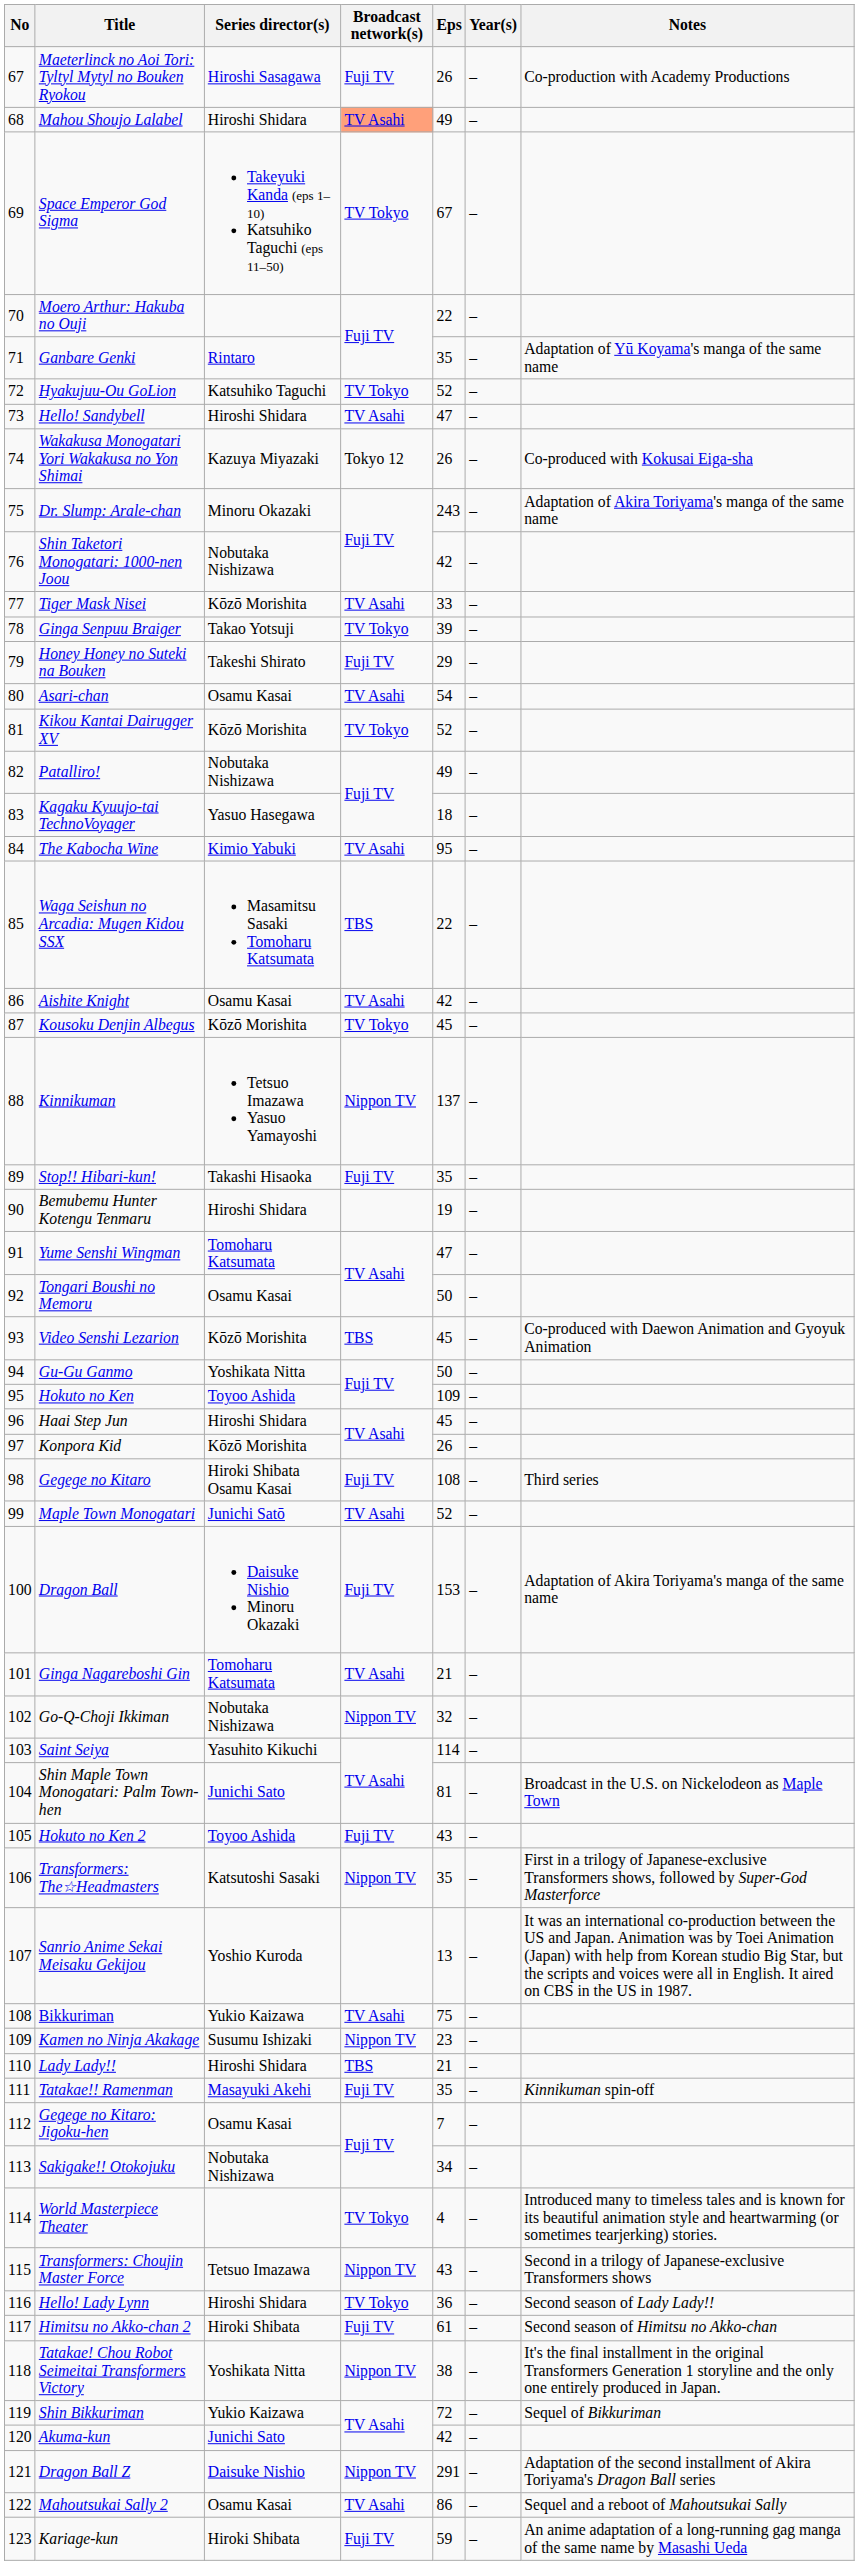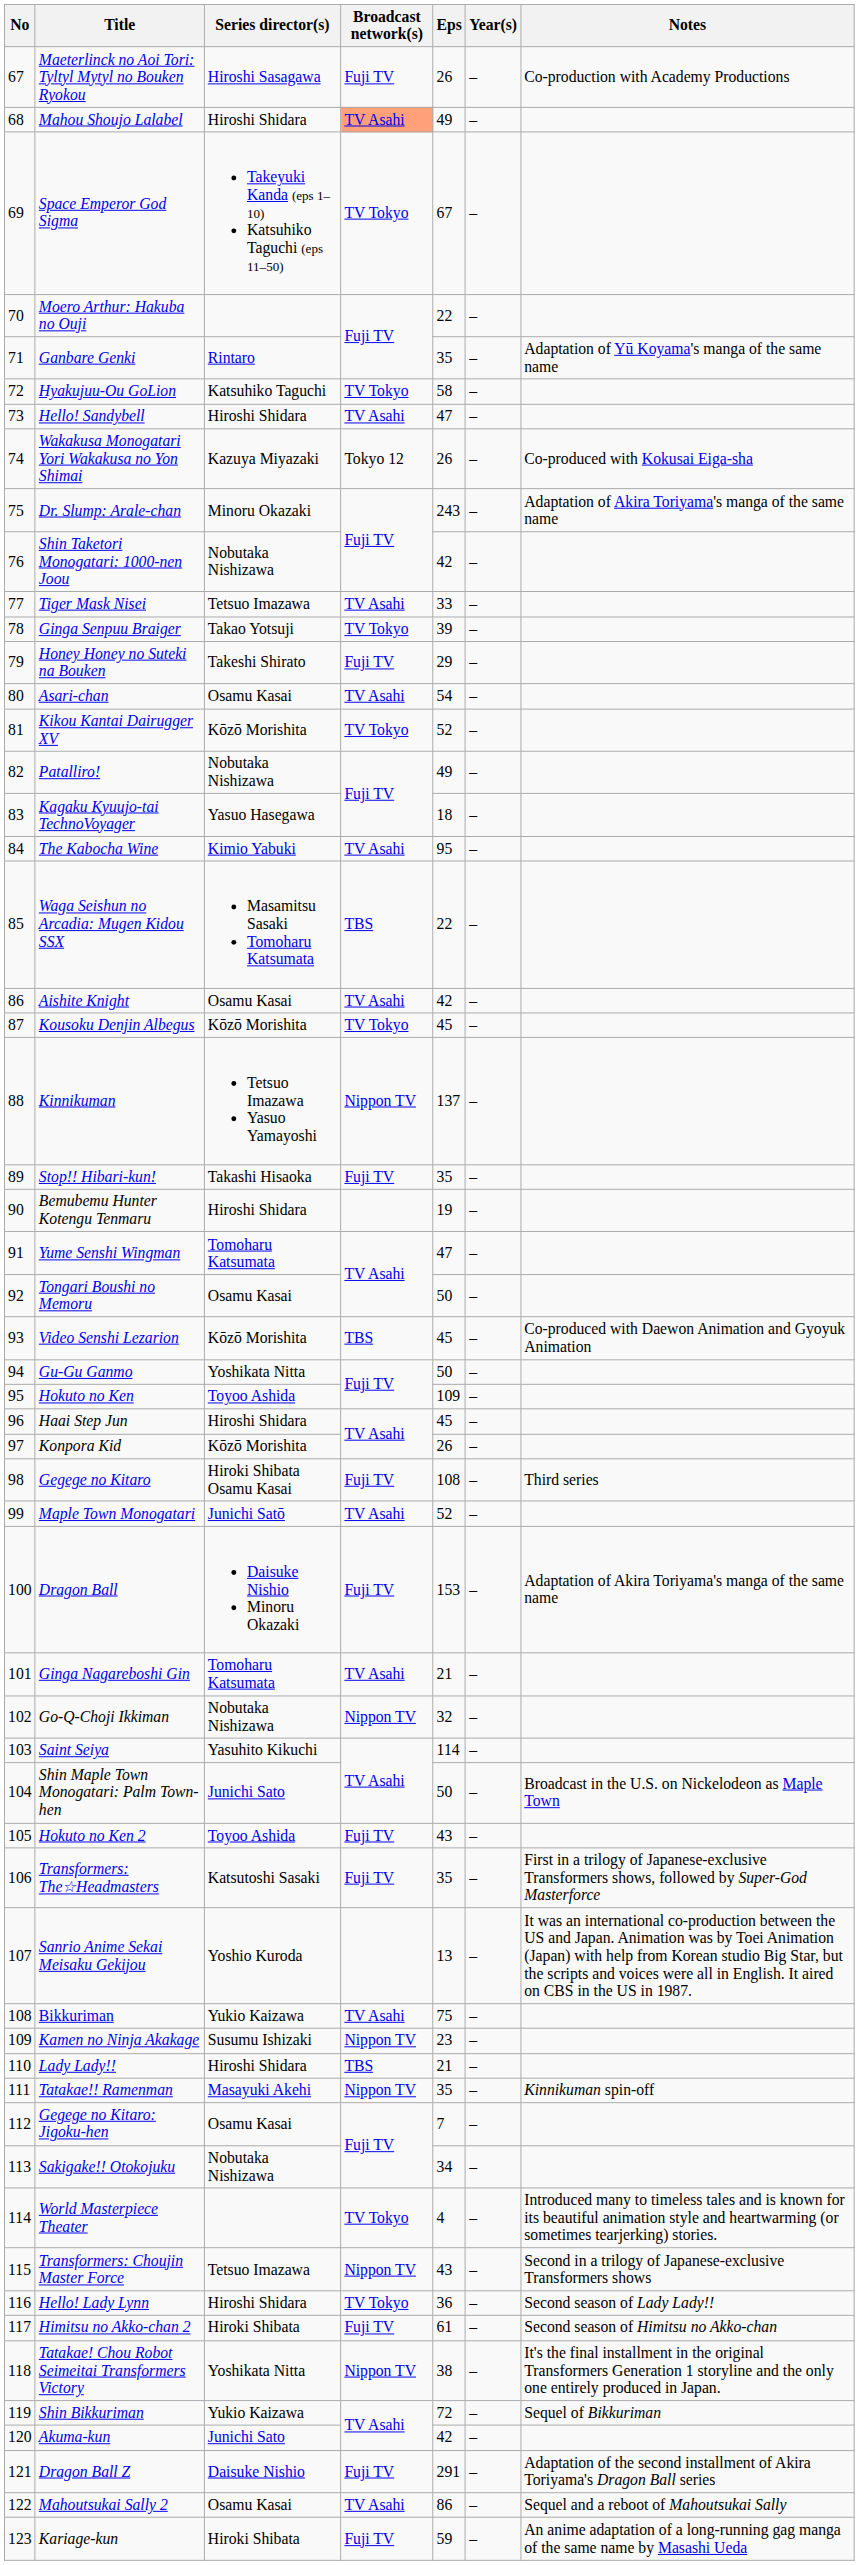(444, 391) 52 -> (444, 391) 58
(257, 604) Kōzō Morishita -> (259, 604) Tetsuo Imazawa
(444, 1792) 81 -> (444, 1792) 50
(380, 1877) Nippon TV -> (369, 1877) Fuji TV
(369, 2090) Fuji TV -> (380, 2090) Nippon TV
(380, 2471) Nippon TV -> (369, 2471) Fuji TV
